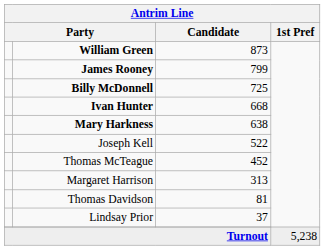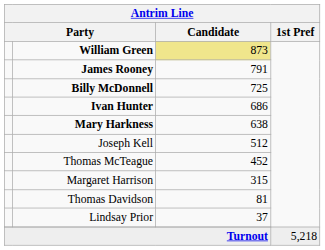(259, 50) no background -> (259, 50) khaki background
(259, 69) 799 -> (259, 69) 791
(259, 106) 668 -> (259, 106) 686
(259, 143) 522 -> (259, 143) 512
(259, 180) 313 -> (259, 180) 315
(304, 236) 5,238 -> (304, 236) 5,218
